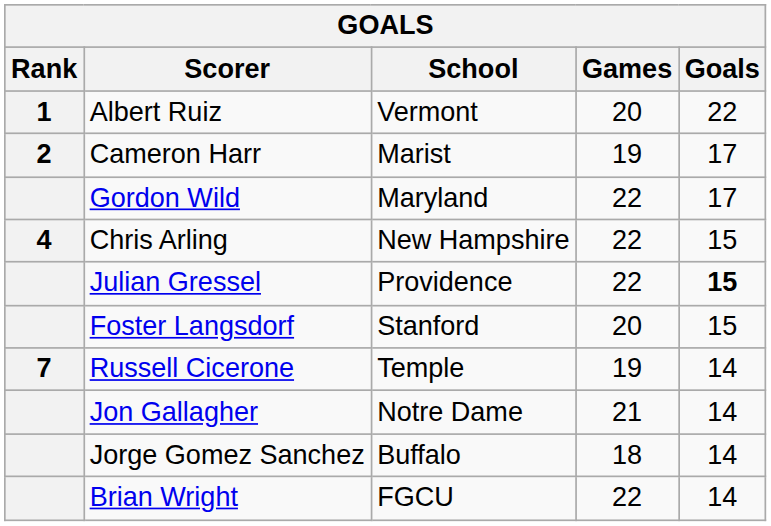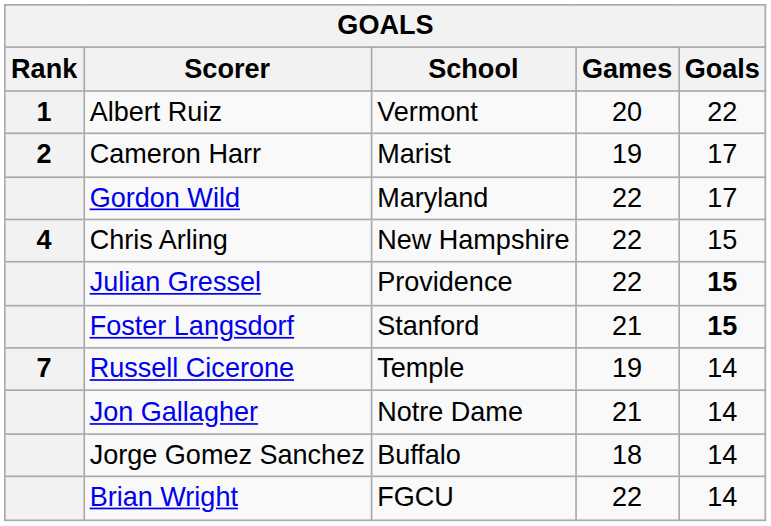(627, 326) 20 -> (627, 326) 21
(722, 326) normal -> (722, 326) bold
